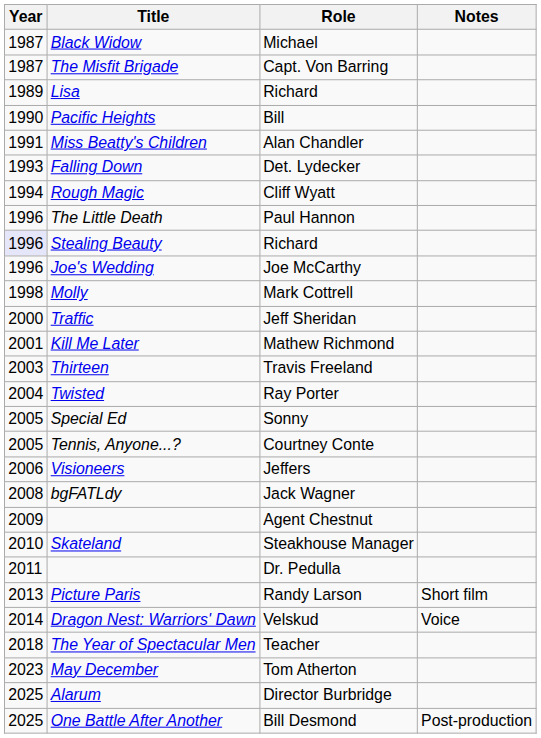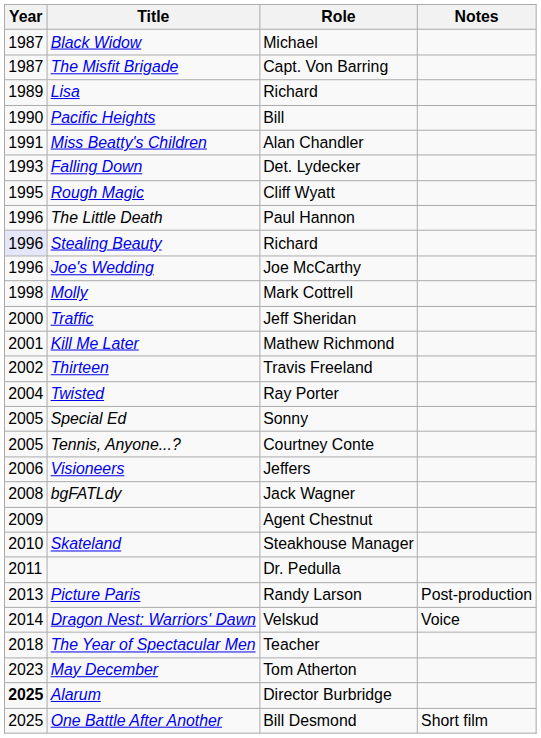(26, 192) 1994 -> (26, 192) 1995
(26, 368) 2003 -> (26, 368) 2002
(455, 594) Short film -> (477, 594) Post-production
(26, 695) normal -> (26, 695) bold
(477, 720) Post-production -> (455, 720) Short film
